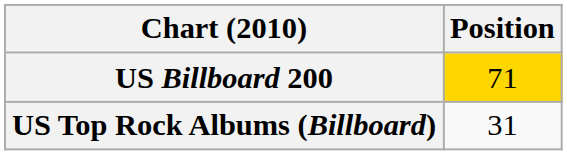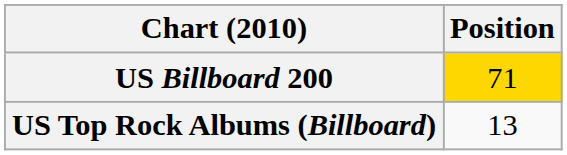(502, 125) 31 -> (502, 125) 13
